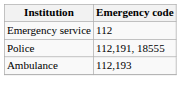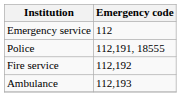+ row: (33, 65)
